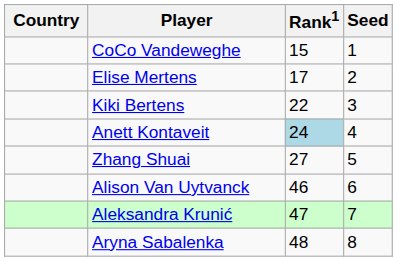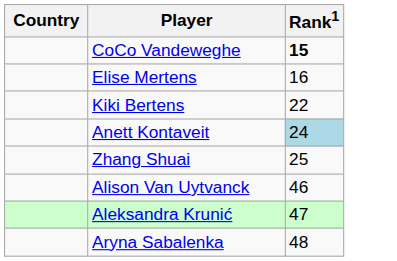- column: (368, 20)
(299, 50) normal -> (299, 50) bold
(299, 77) 17 -> (299, 77) 16
(299, 159) 27 -> (299, 159) 25
